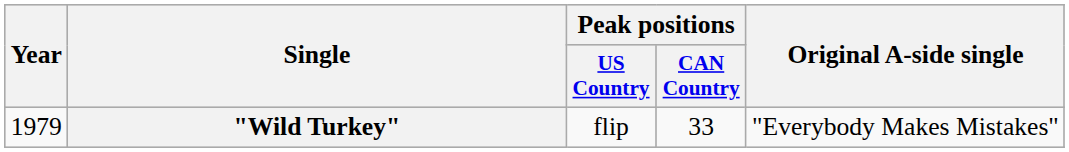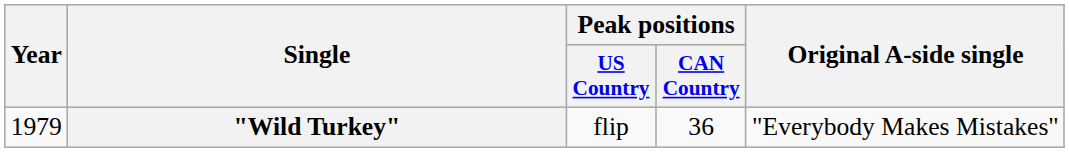(701, 126) 33 -> (701, 126) 36
